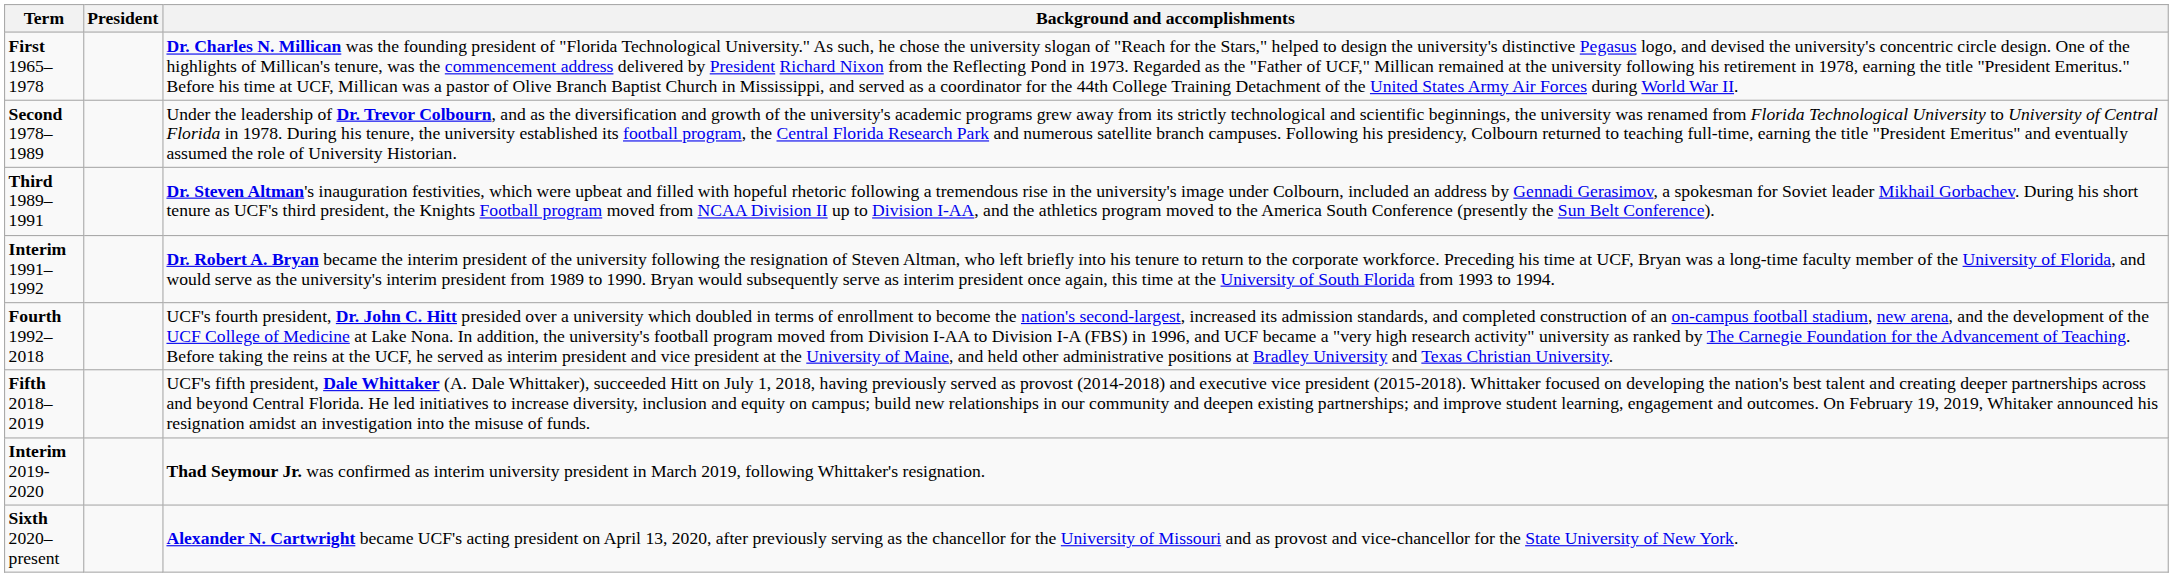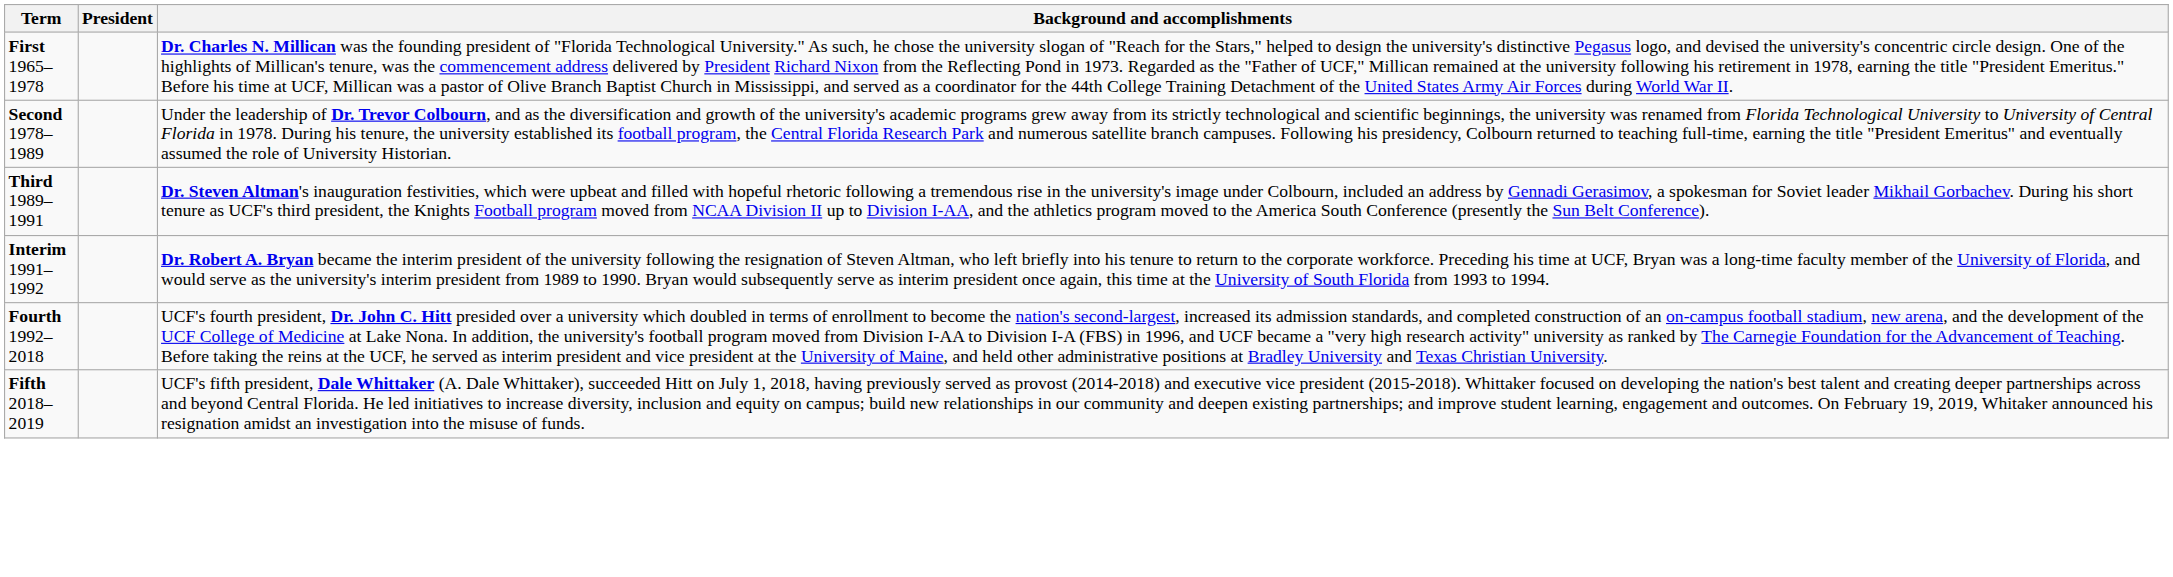- row: (37, 471)
- row: (34, 538)
